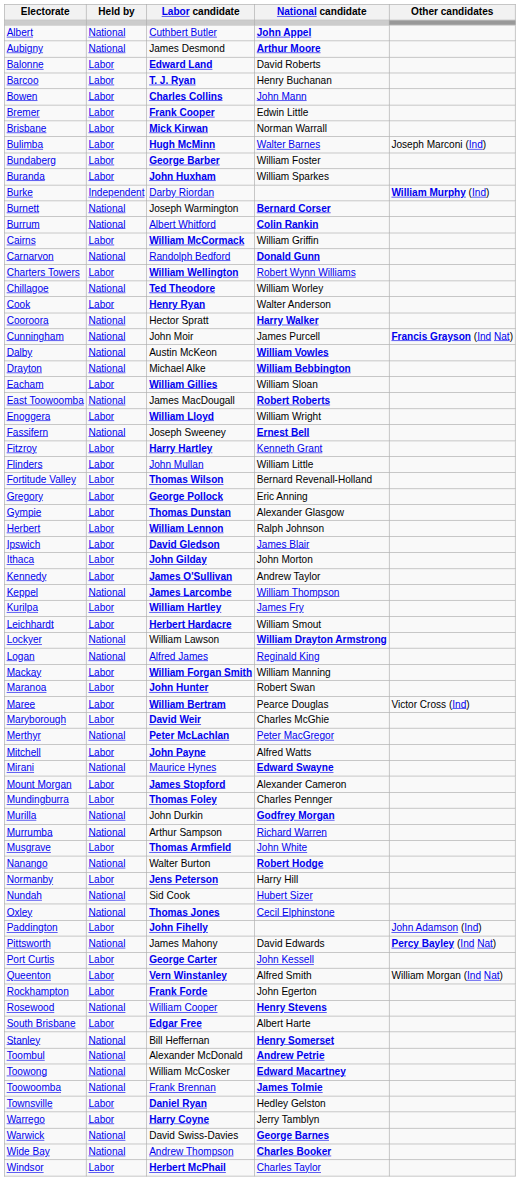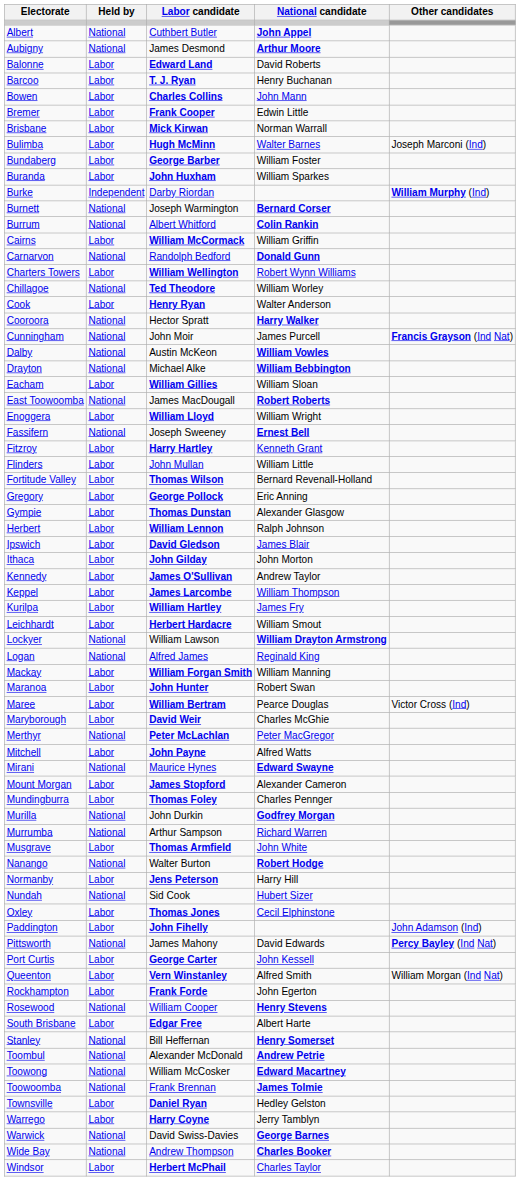(107, 592) National -> (101, 592) Labor
(107, 912) National -> (101, 912) Labor
